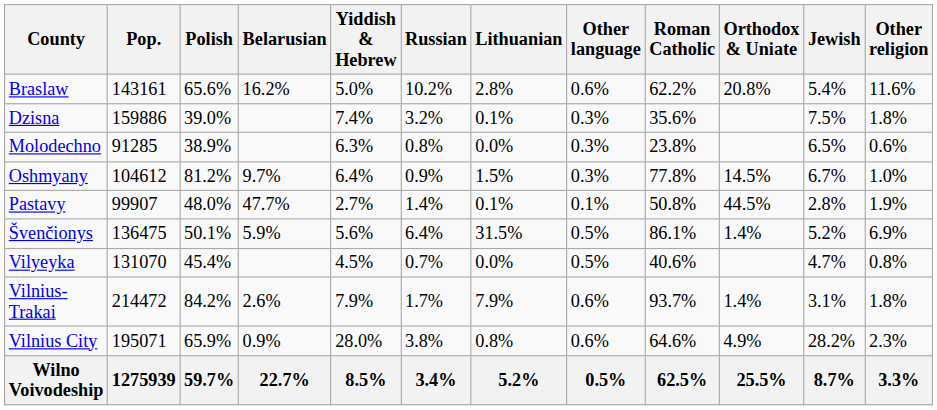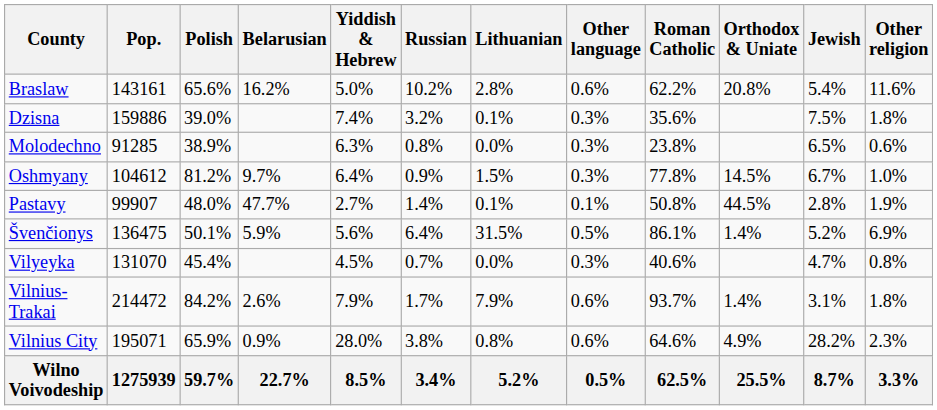(590, 262) 0.5% -> (590, 262) 0.3%
